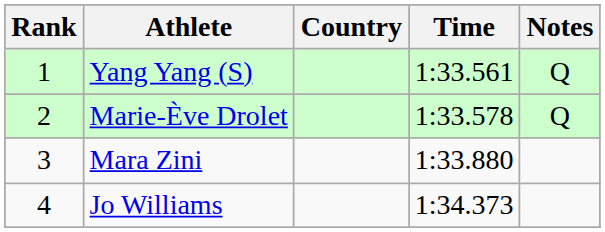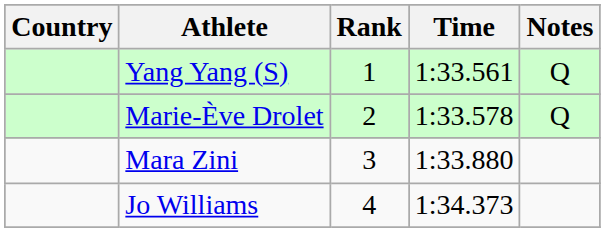columns swapped: (44, 26) <-> (351, 26)
